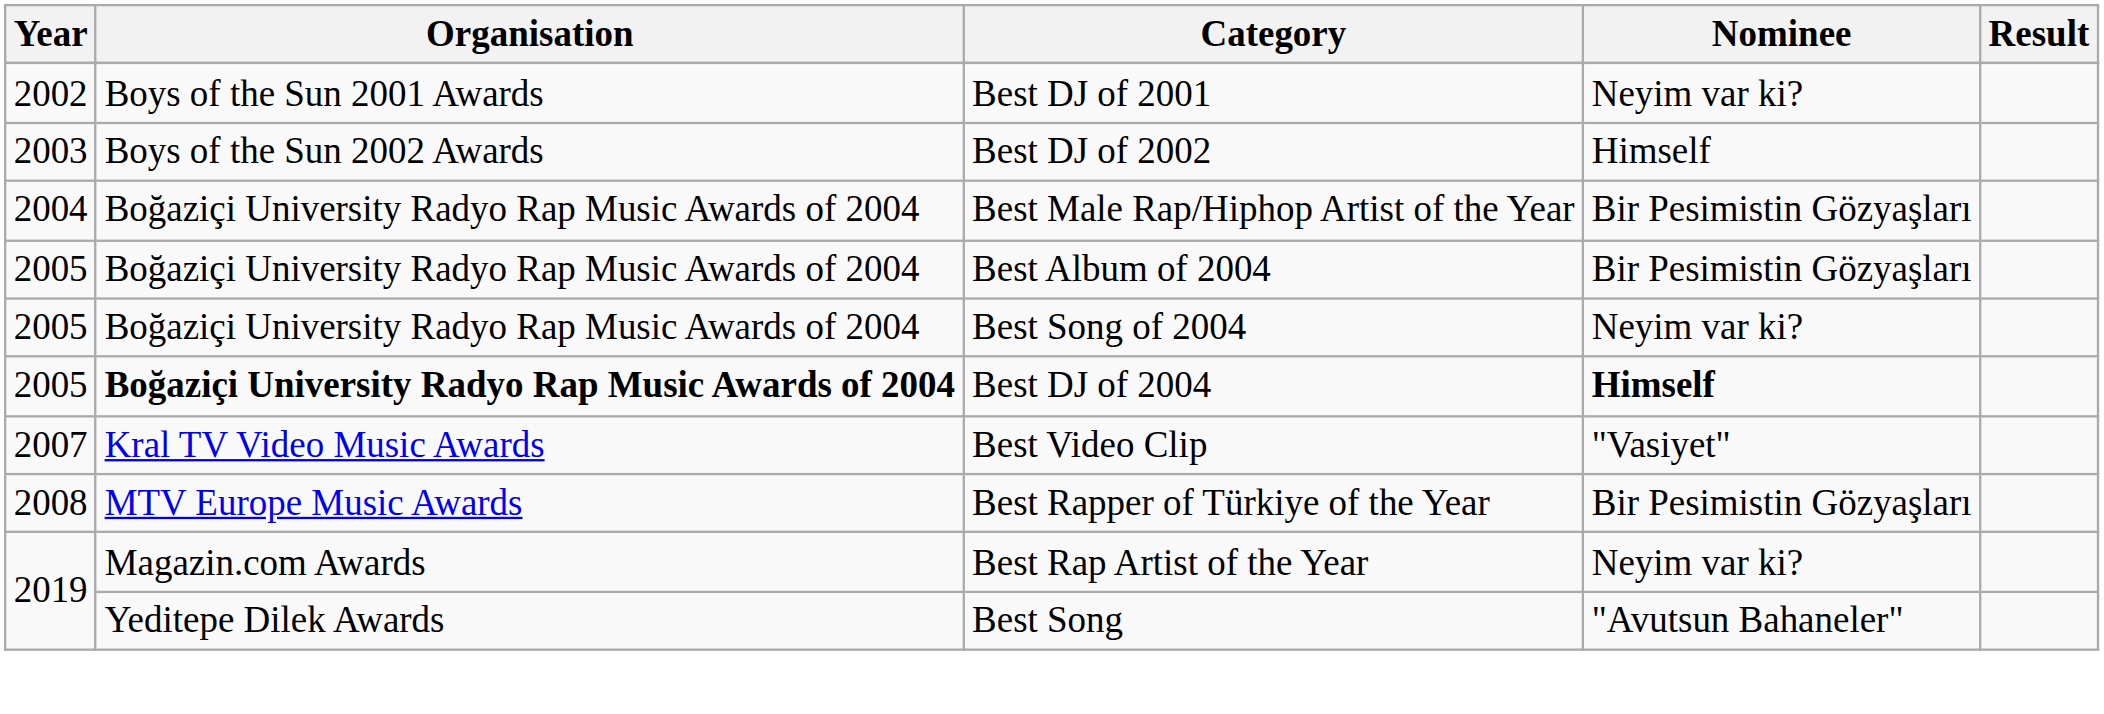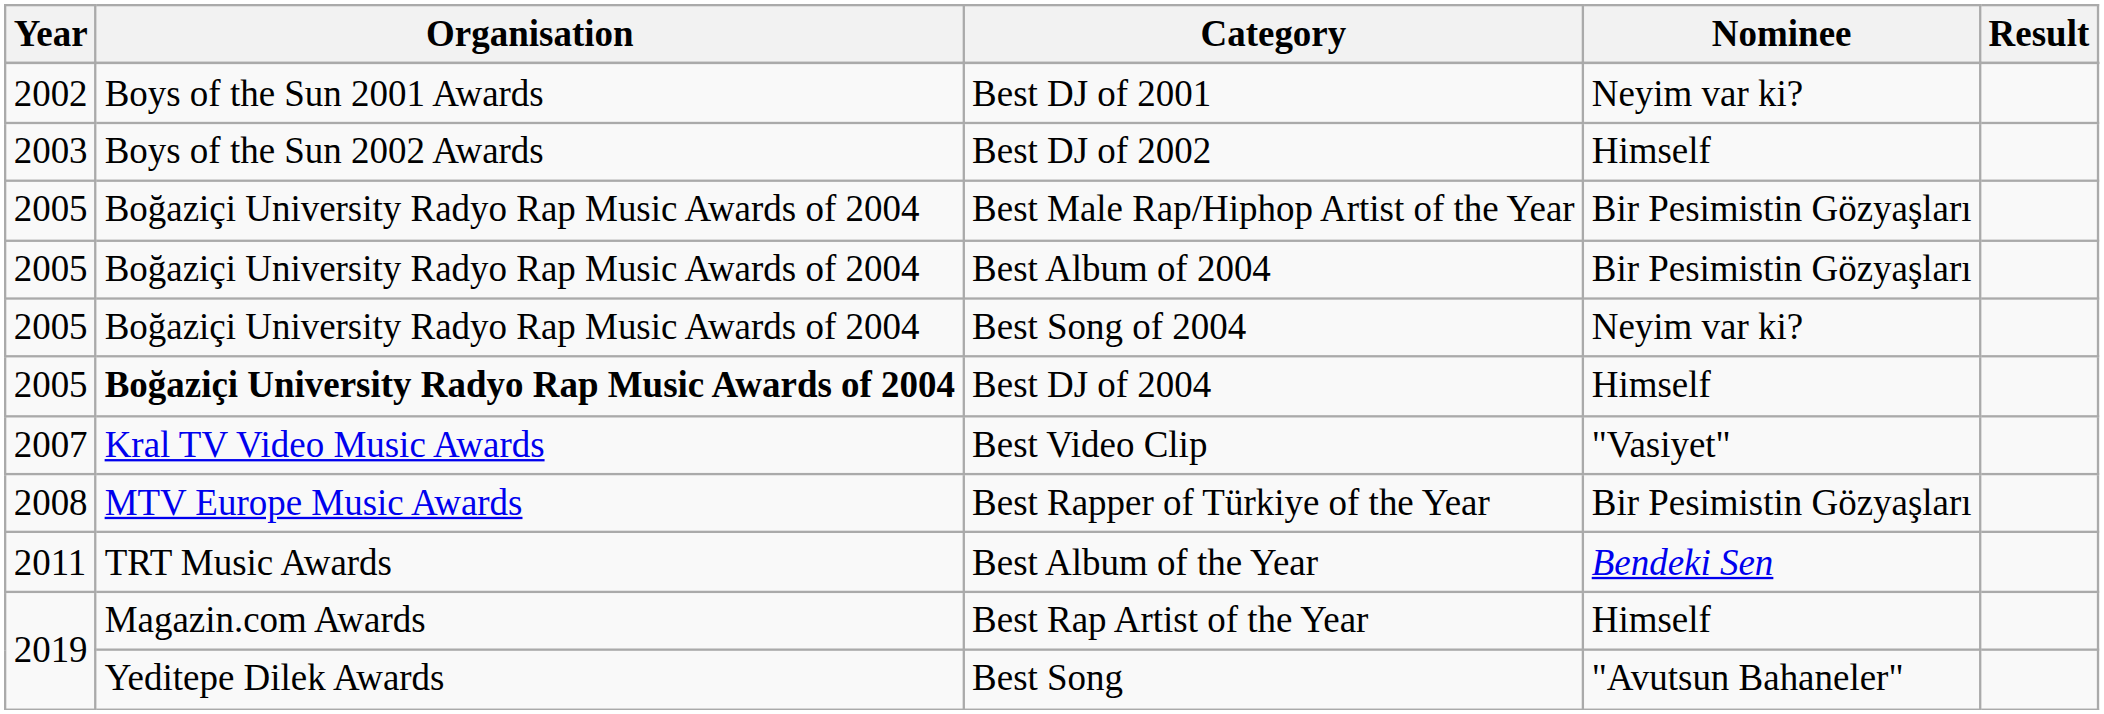(51, 209) 2004 -> (51, 209) 2005
(1653, 385) bold -> (1651, 385) normal
+ row: (1145, 561)
(1697, 561) Neyim var ki? -> (1651, 619) Himself
